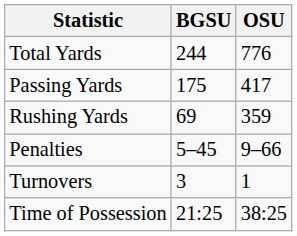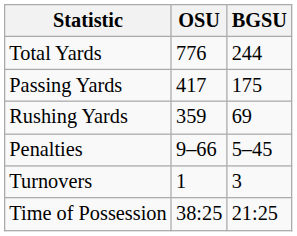columns swapped: (264, 20) <-> (204, 20)
